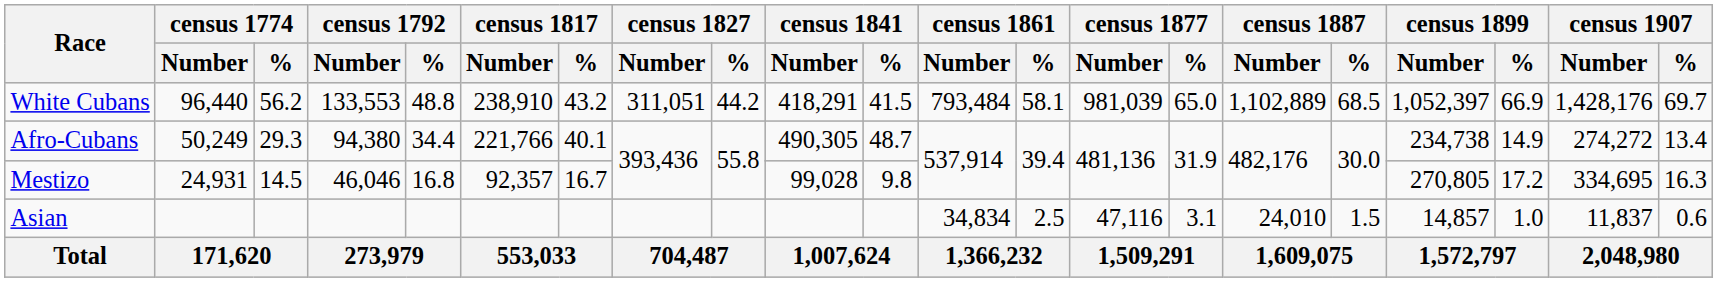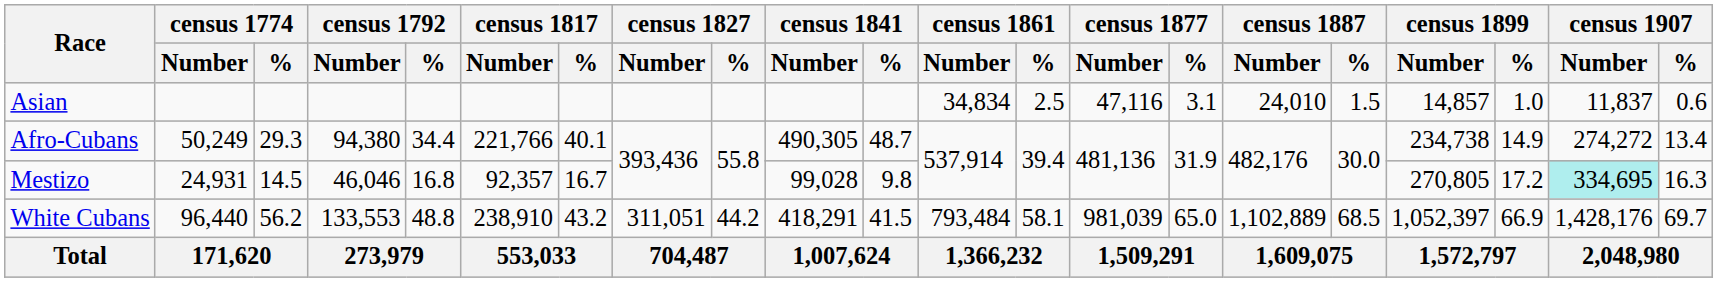rows swapped: (80, 101) <-> (39, 218)
(1613, 179) no background -> (1613, 179) paleturquoise background
